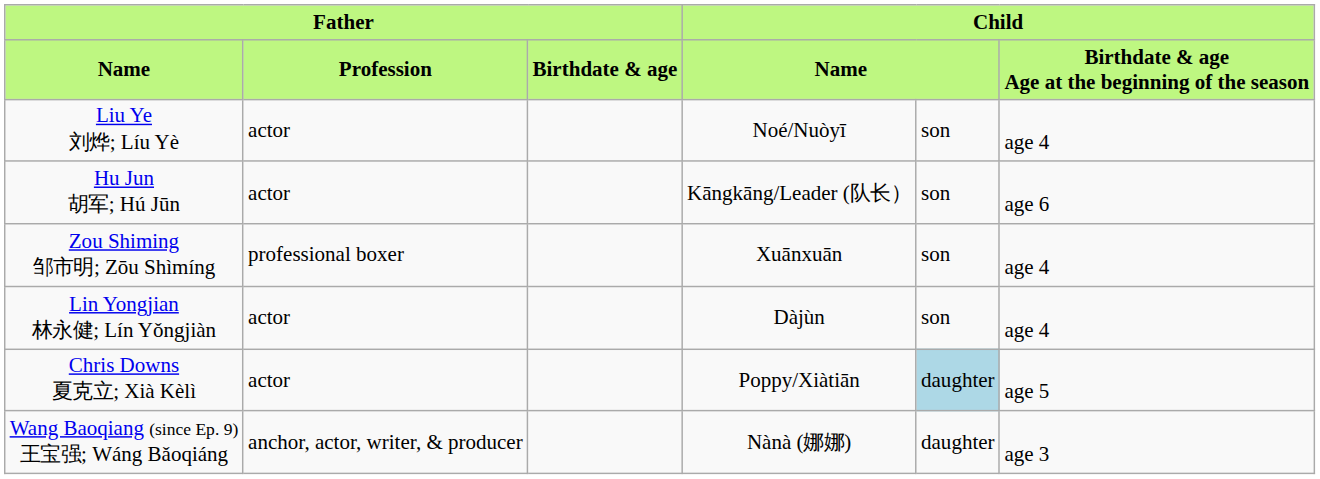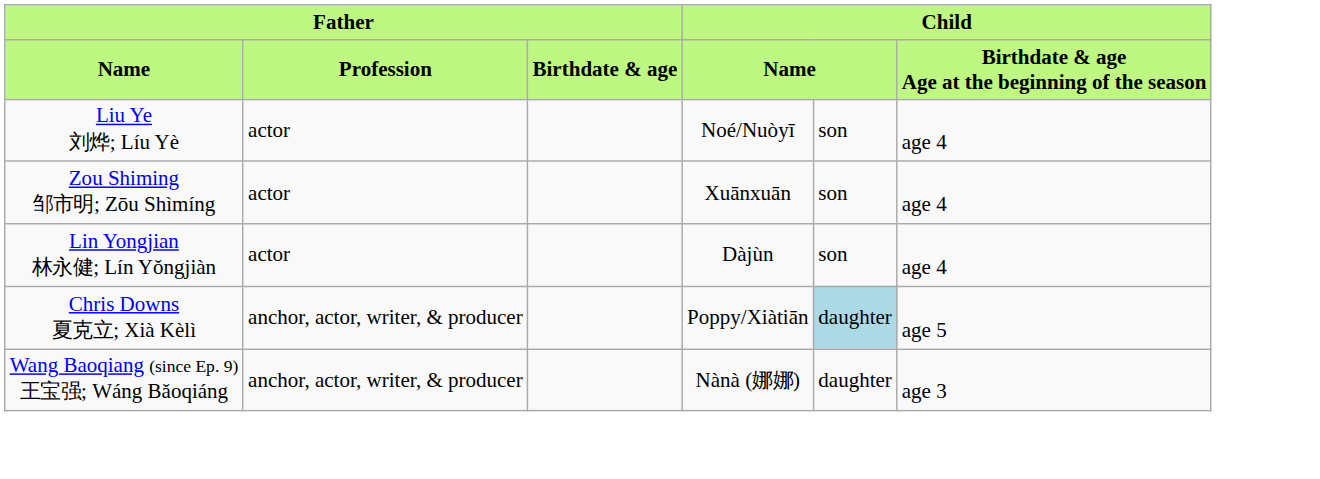- row: (124, 191)
(326, 255) professional boxer -> (269, 192) actor
(269, 379) actor -> (385, 317) anchor, actor, writer, & producer
